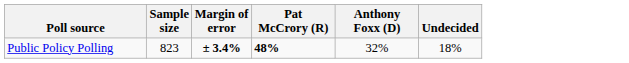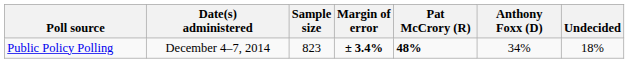+ column: (218, 21)
(377, 48) 32% -> (519, 48) 34%
